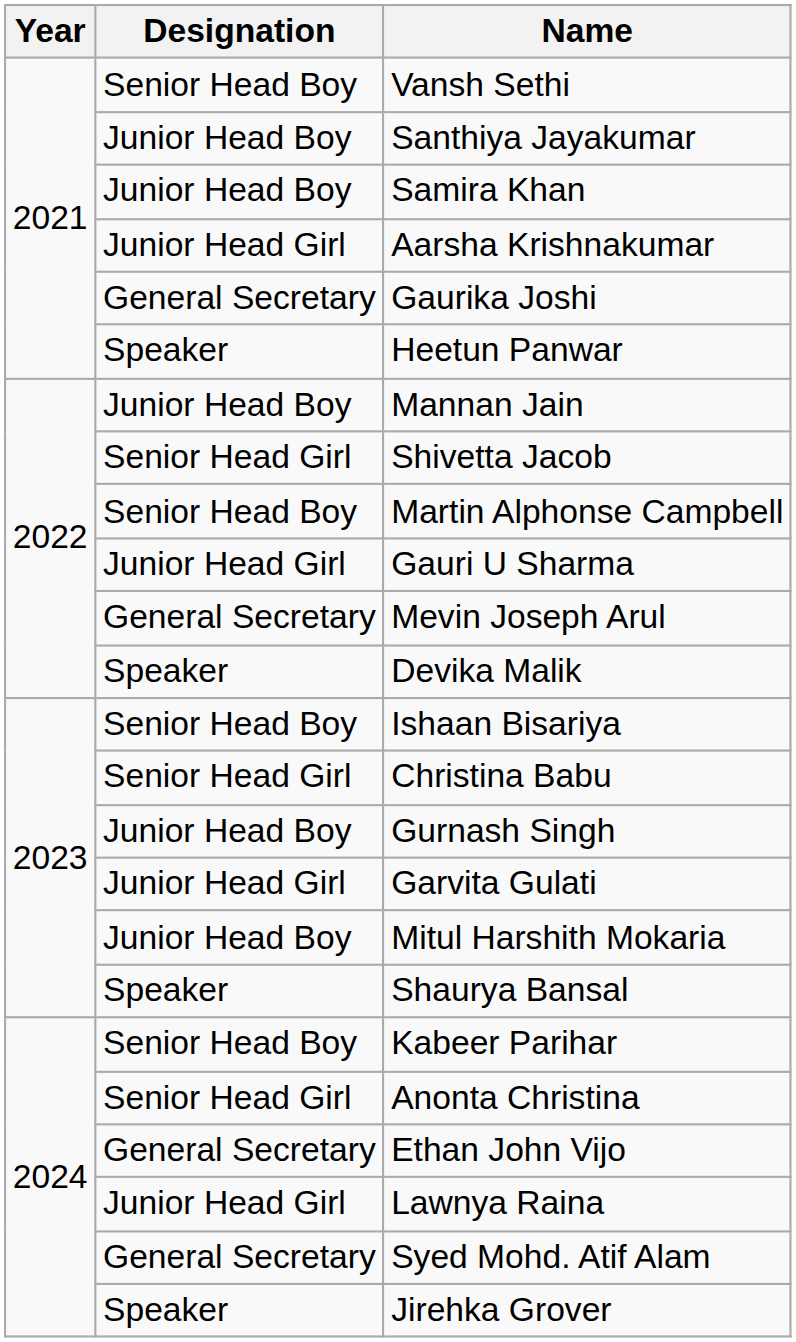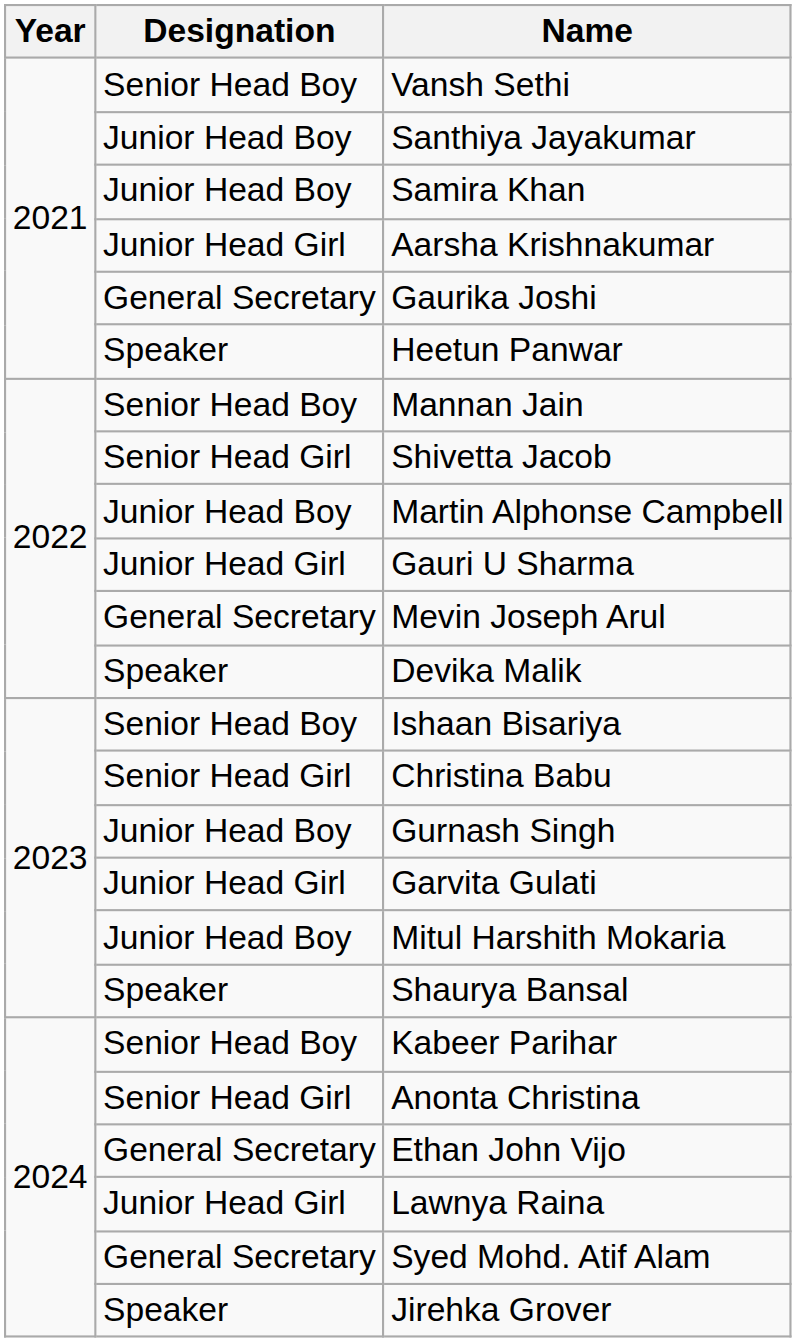(227, 404) Junior Head Boy -> (230, 404) Senior Head Boy
(230, 510) Senior Head Boy -> (227, 510) Junior Head Boy
